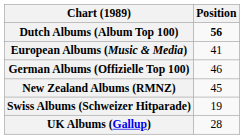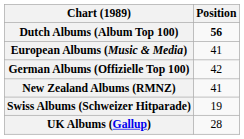(216, 69) 46 -> (216, 69) 42
(216, 87) 45 -> (216, 87) 41
